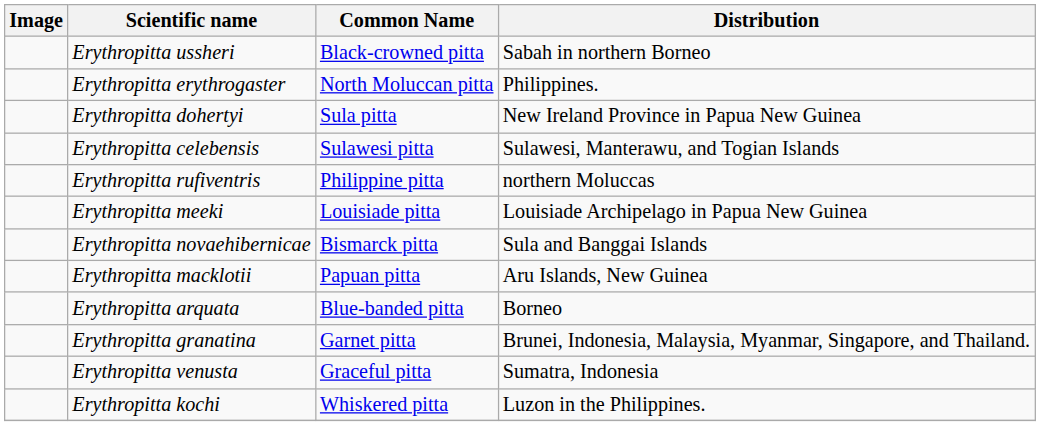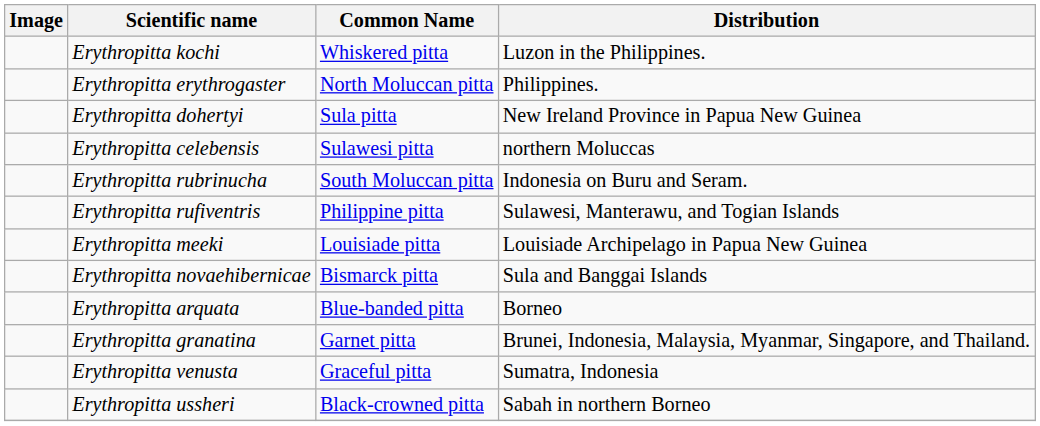rows swapped: (146, 404) <-> (153, 52)
(671, 148) Sulawesi, Manterawu, and Togian Islands -> (579, 148) northern Moluccas
+ row: (170, 180)
(579, 180) northern Moluccas -> (671, 212) Sulawesi, Manterawu, and Togian Islands
- row: (162, 276)
